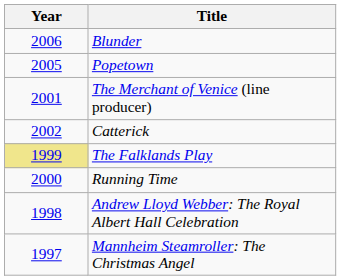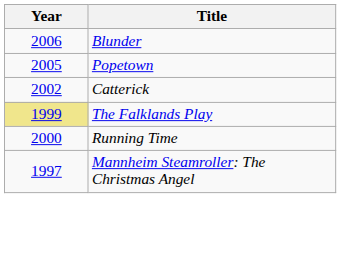- row: (181, 98)
- row: (196, 213)
